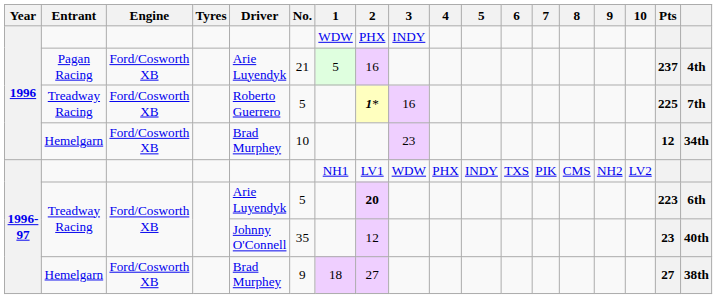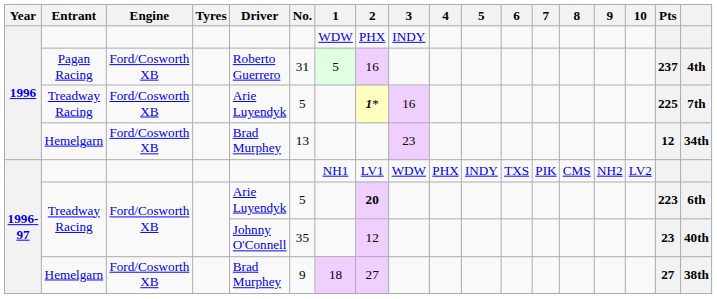(260, 66) Arie Luyendyk -> (257, 66) Roberto Guerrero
(302, 66) 21 -> (302, 66) 31
(257, 103) Roberto Guerrero -> (260, 103) Arie Luyendyk
(302, 140) 10 -> (302, 140) 13
